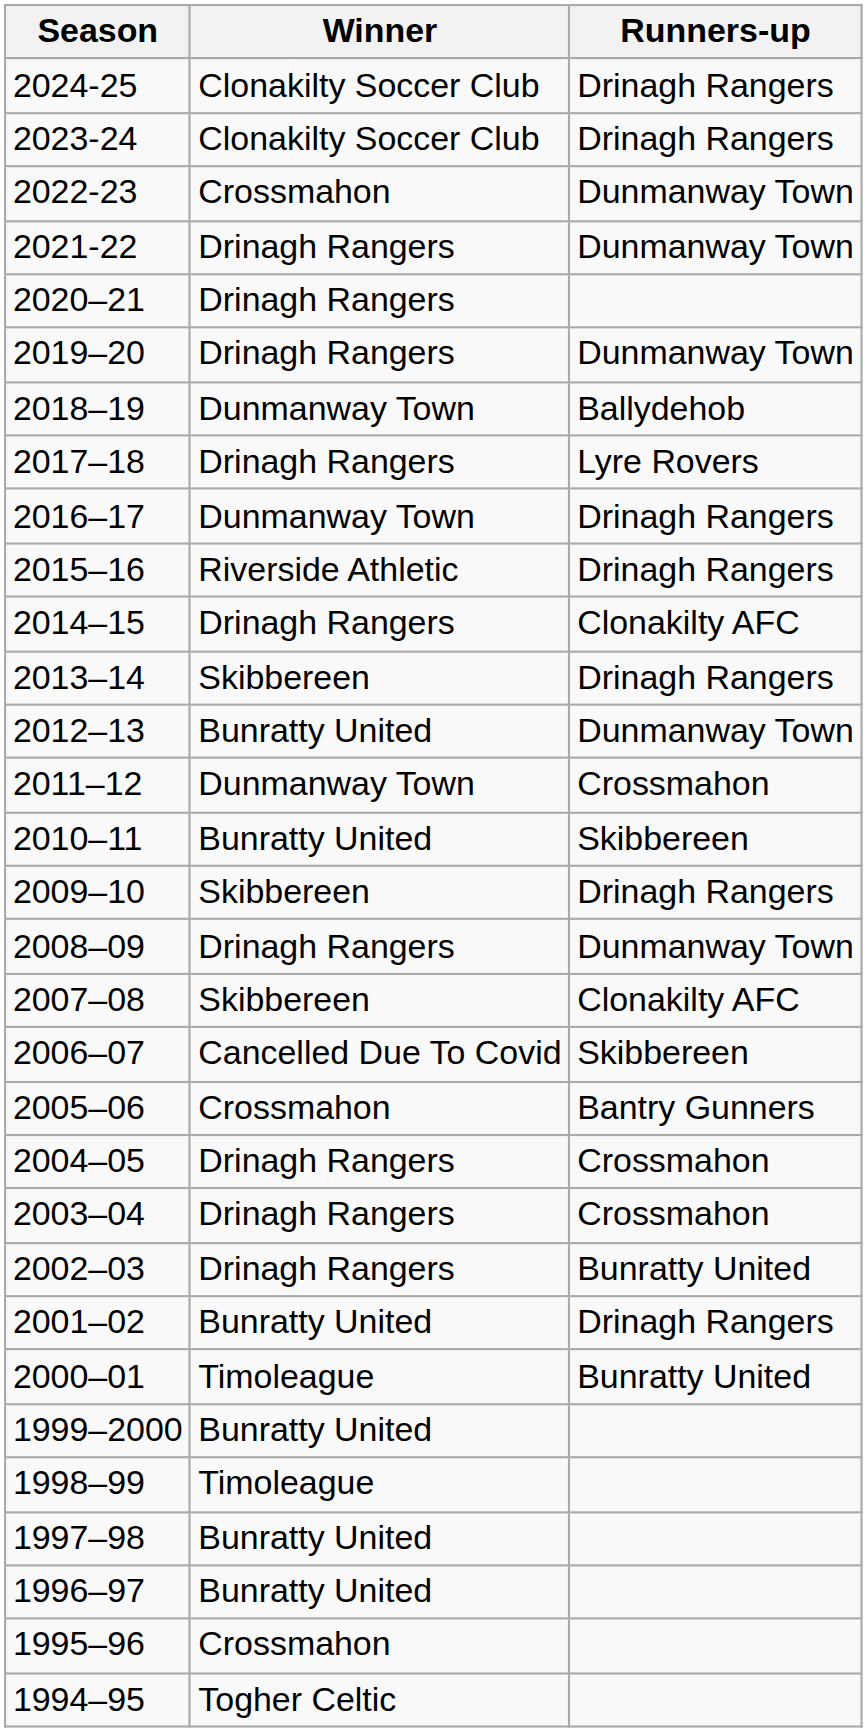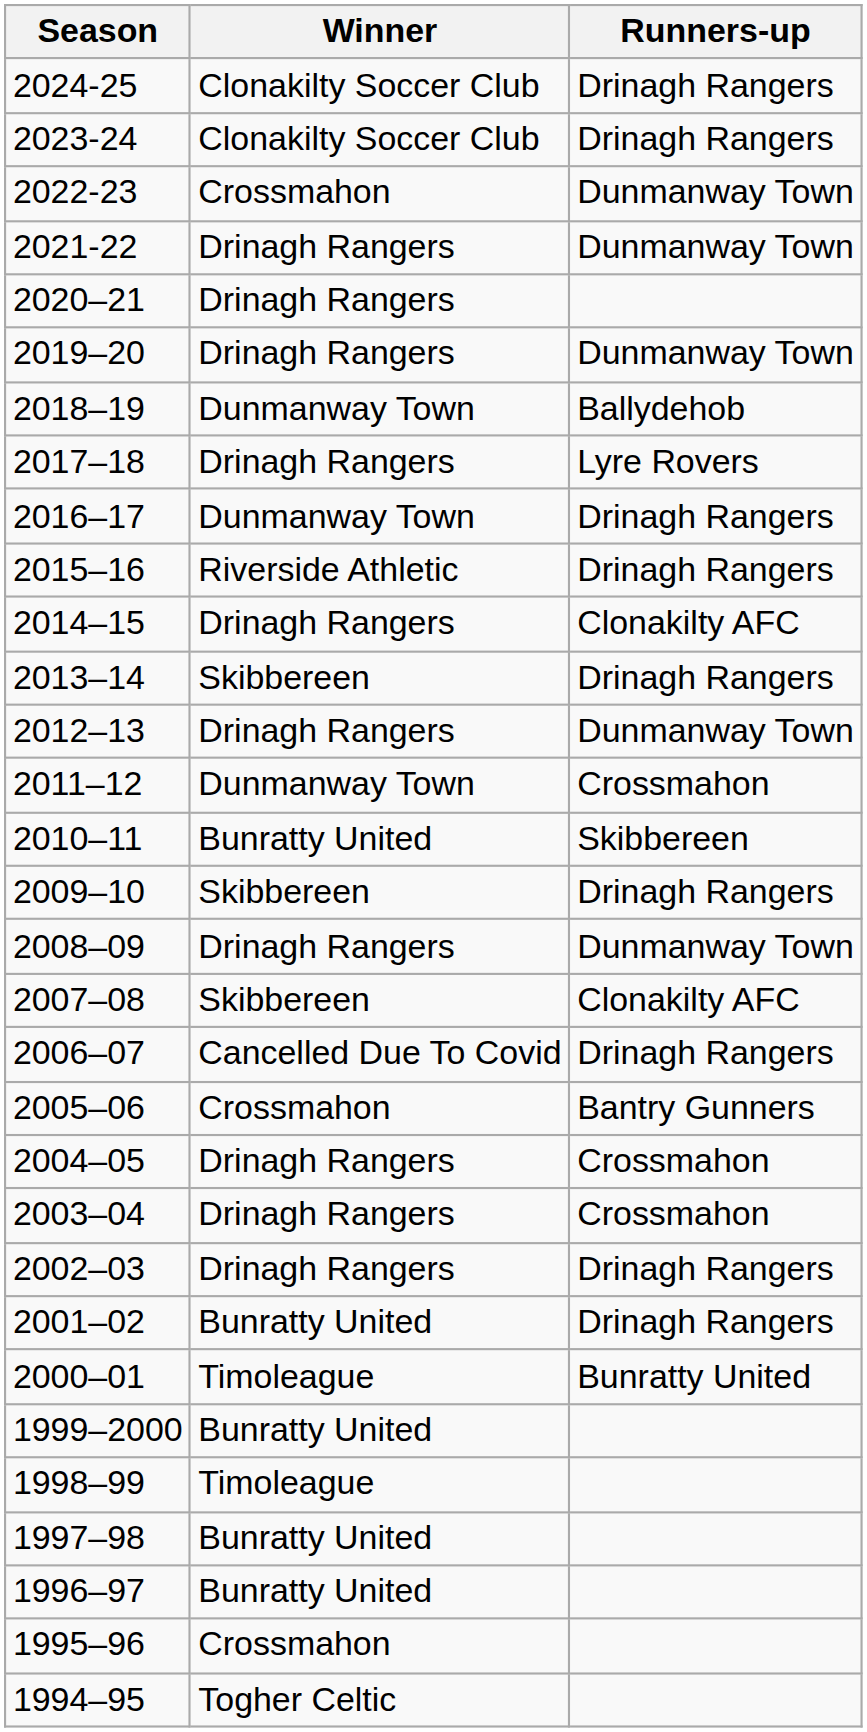(315, 730) Bunratty United -> (327, 730) Drinagh Rangers
(663, 1053) Skibbereen -> (705, 1053) Drinagh Rangers
(694, 1268) Bunratty United -> (705, 1268) Drinagh Rangers
